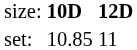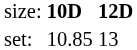(108, 39) 11 -> (108, 39) 13
